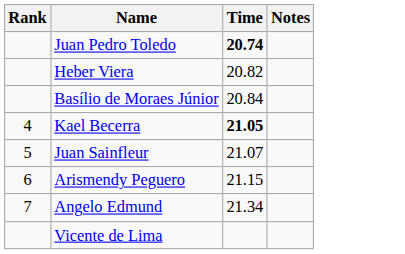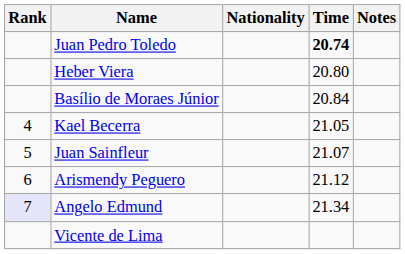+ column: (266, 18)
(245, 72) 20.82 -> (331, 72) 20.80
(245, 126) bold -> (331, 126) normal
(245, 180) 21.15 -> (331, 180) 21.12
(28, 207) no background -> (28, 207) lavender background
